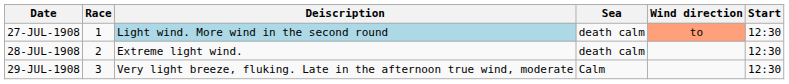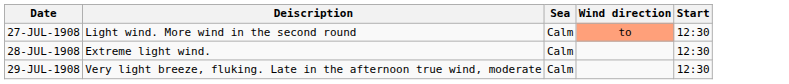- column: (98, 13)
(253, 32) lightblue background -> (221, 32) no background
(612, 32) death calm -> (560, 32) Calm
(612, 50) death calm -> (560, 50) Calm
